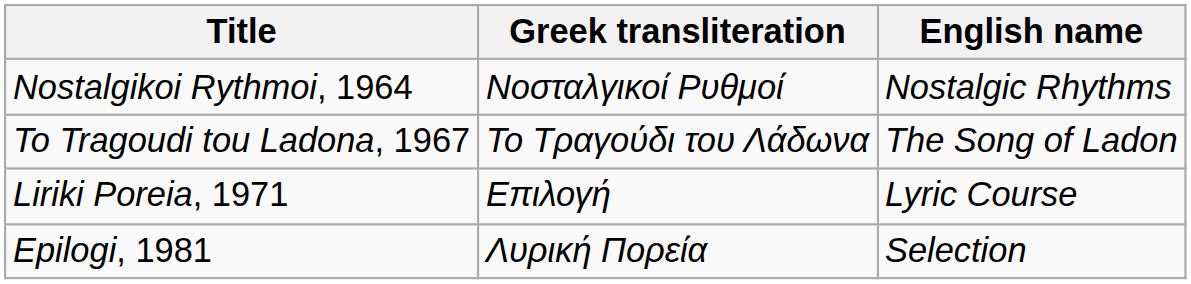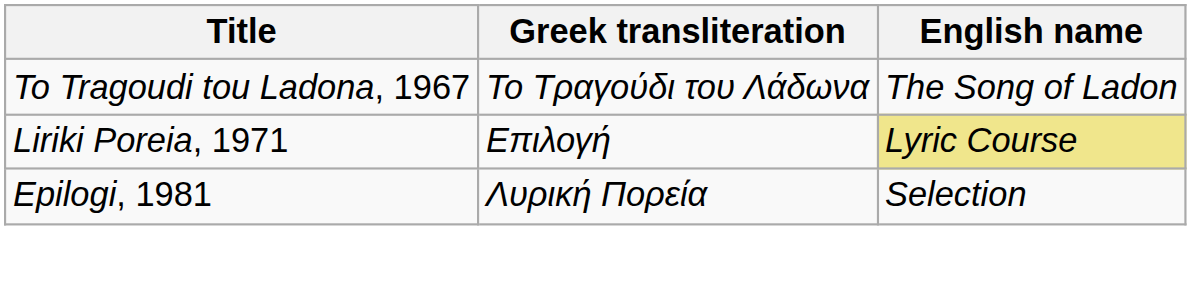- row: (213, 86)
(981, 195) no background -> (981, 140) khaki background
